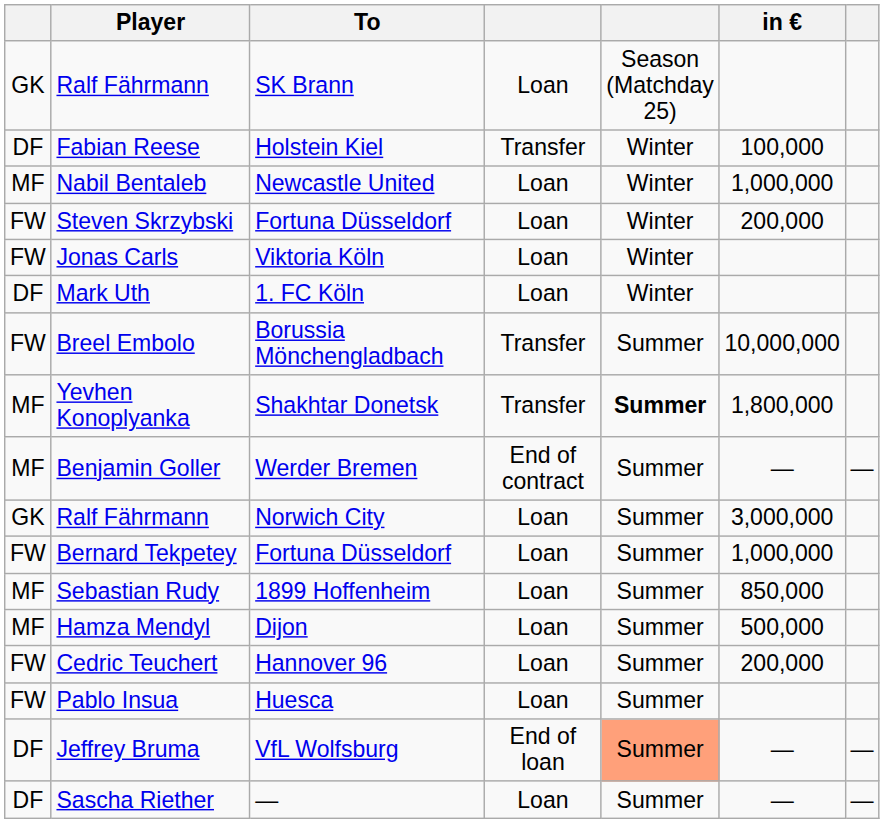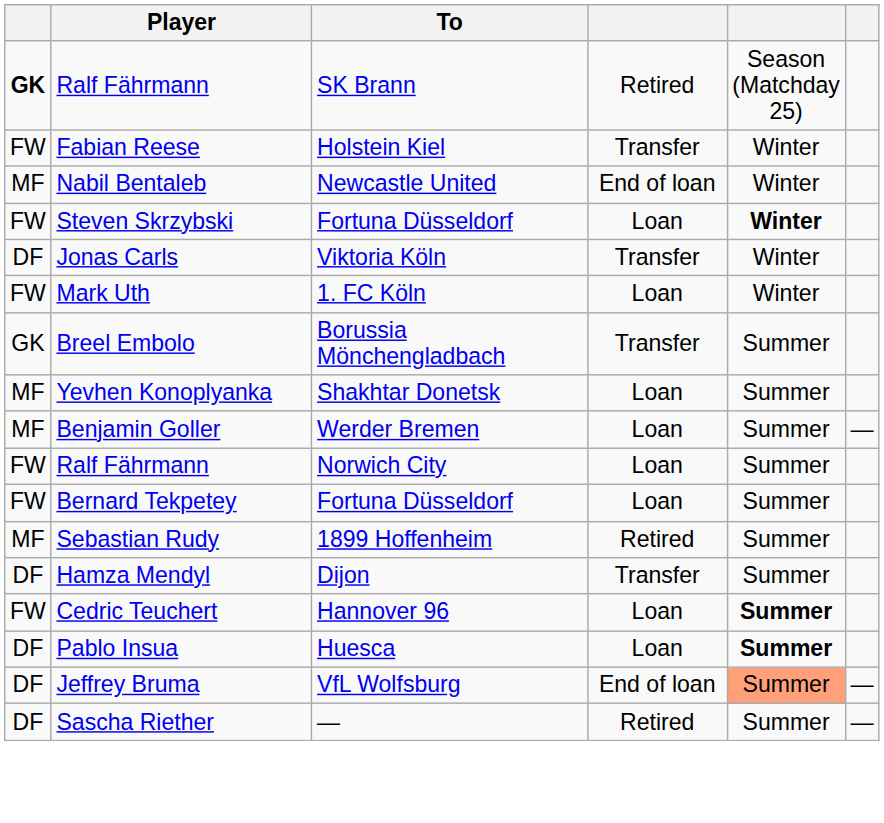- column: (782, 22)
(28, 85) normal -> (28, 85) bold
(543, 85) Loan -> (657, 85) Retired
(28, 147) DF -> (28, 147) FW
(543, 184) Loan -> (657, 184) End of loan
(660, 220) normal -> (786, 220) bold
(28, 257) FW -> (28, 257) DF
(543, 257) Loan -> (657, 257) Transfer
(28, 293) DF -> (28, 293) FW
(28, 343) FW -> (28, 343) GK
(543, 405) Transfer -> (657, 392) Loan
(660, 405) bold -> (786, 392) normal
(543, 468) End of contract -> (657, 429) Loan
(28, 517) GK -> (28, 465) FW
(543, 590) Loan -> (657, 539) Retired
(28, 627) MF -> (28, 575) DF
(543, 627) Loan -> (657, 575) Transfer
(660, 663) normal -> (786, 612) bold
(28, 700) FW -> (28, 648) DF
(660, 700) normal -> (786, 648) bold
(543, 799) Loan -> (657, 721) Retired
